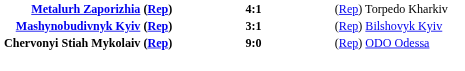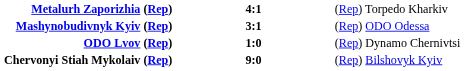(389, 26) (Rep) Bilshovyk Kyiv -> (382, 26) (Rep) ODO Odessa
+ row: (128, 43)
(382, 43) (Rep) ODO Odessa -> (389, 59) (Rep) Bilshovyk Kyiv
